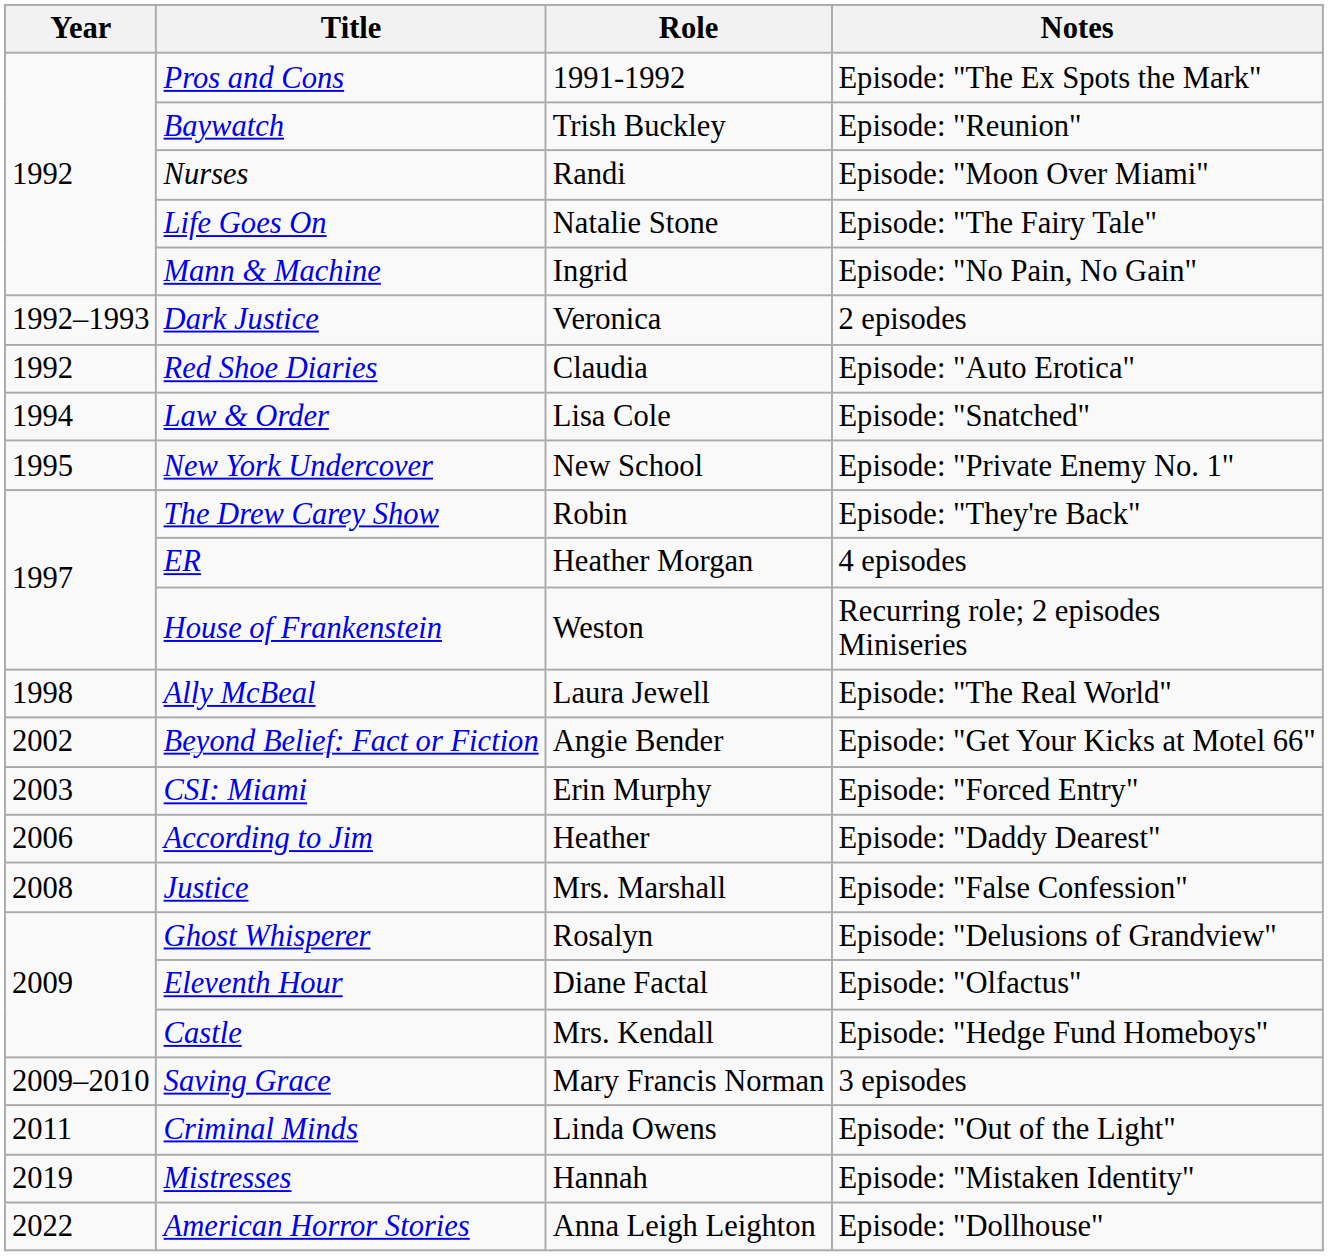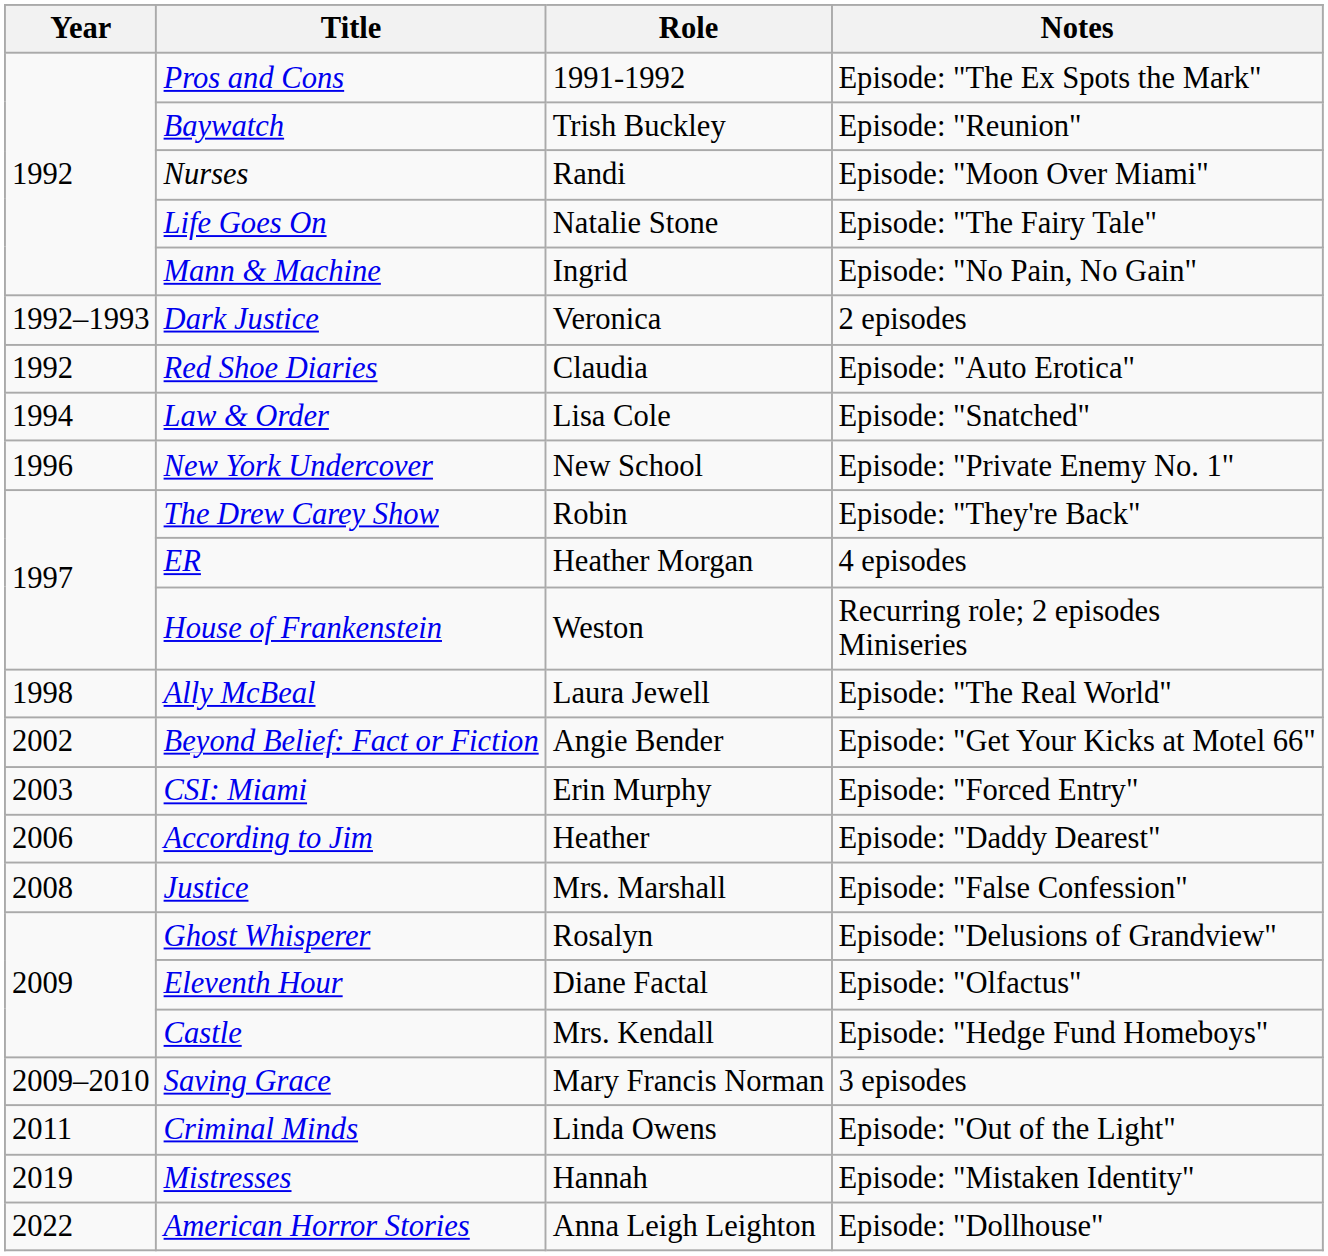(43, 464) 1995 -> (43, 464) 1996
